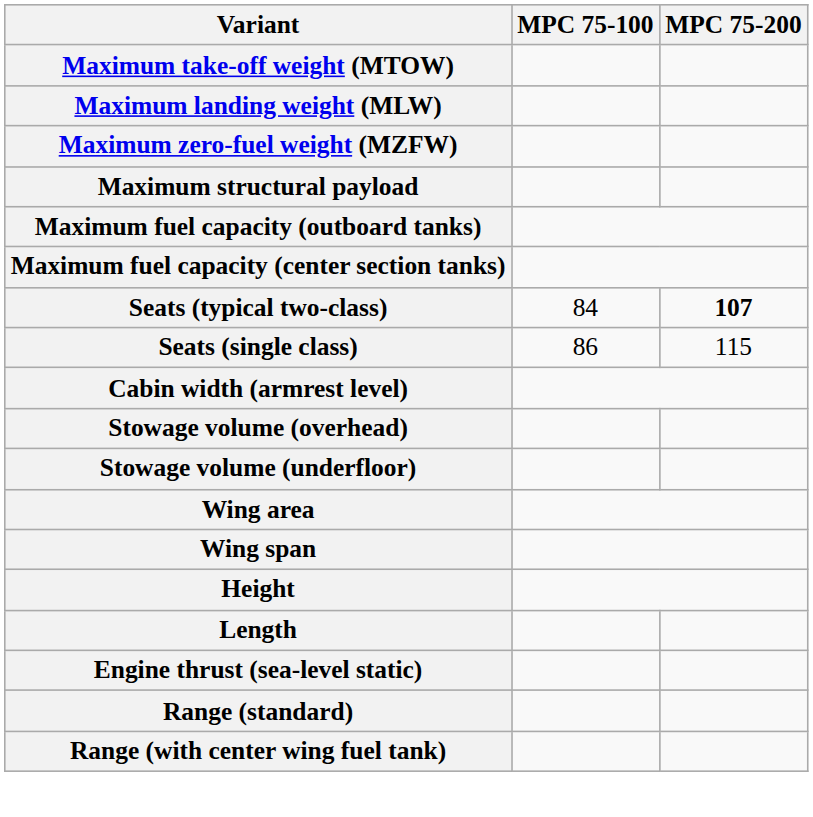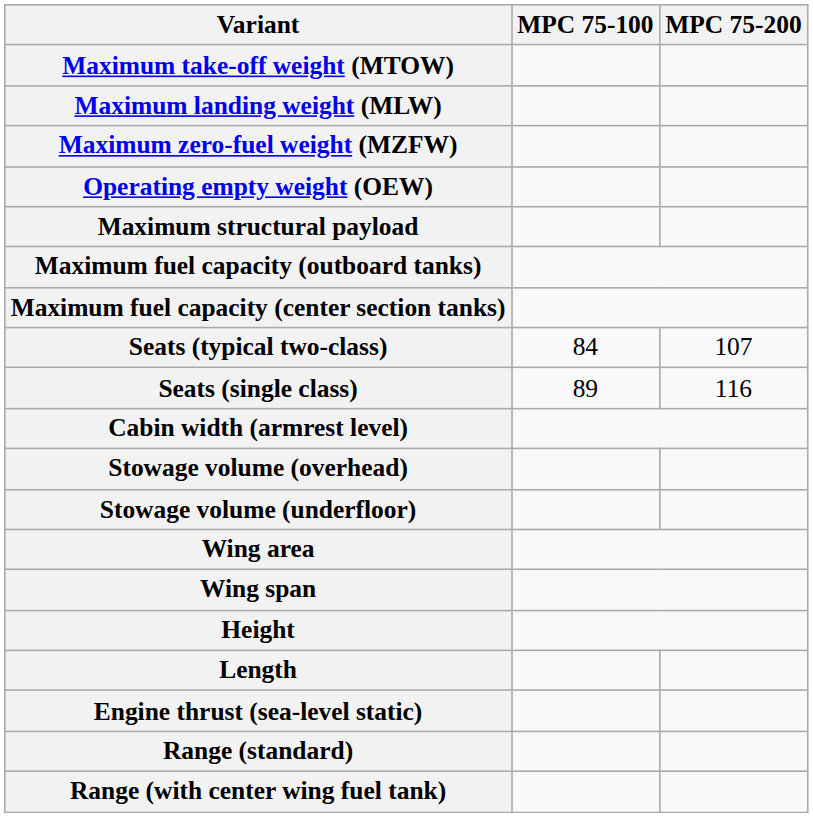+ row: (258, 186)
(733, 307) bold -> (733, 347) normal
(585, 347) 86 -> (585, 387) 89
(733, 347) 115 -> (733, 387) 116
